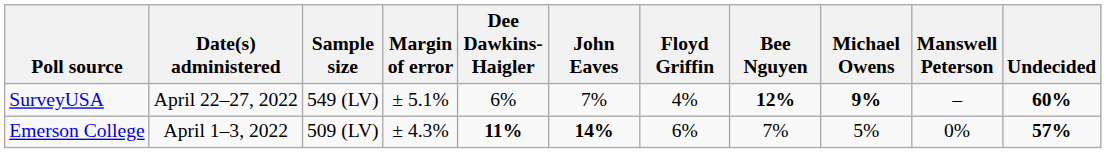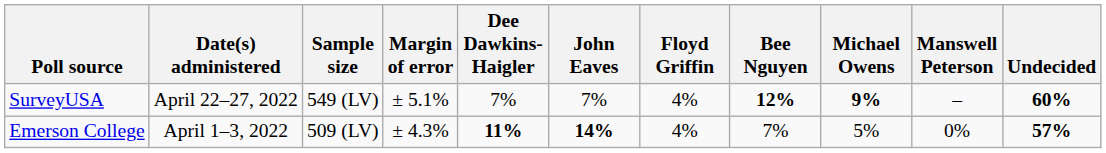(503, 99) 6% -> (503, 99) 7%
(685, 131) 6% -> (685, 131) 4%
